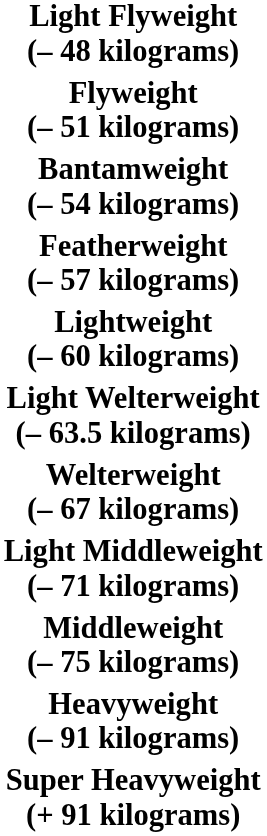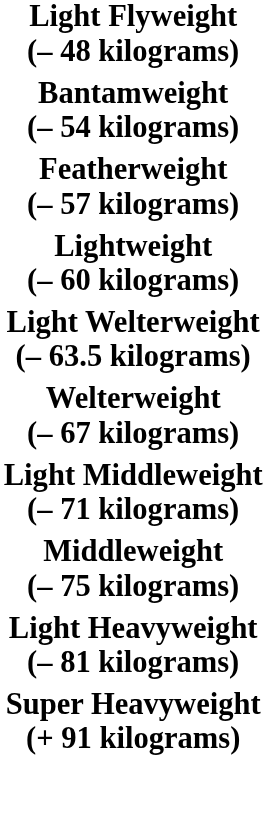- row: (133, 110)
+ row: (133, 644)
- row: (133, 721)
